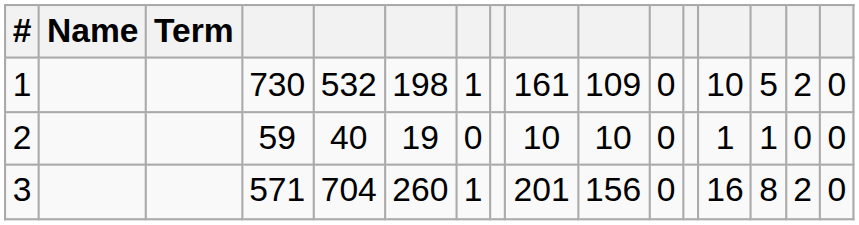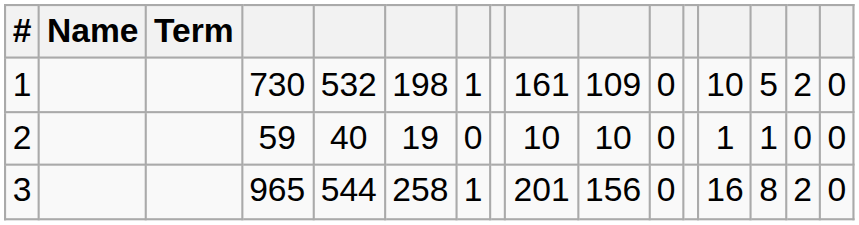(277, 191) 571 -> (277, 191) 965
(349, 191) 704 -> (349, 191) 544
(420, 191) 260 -> (420, 191) 258
